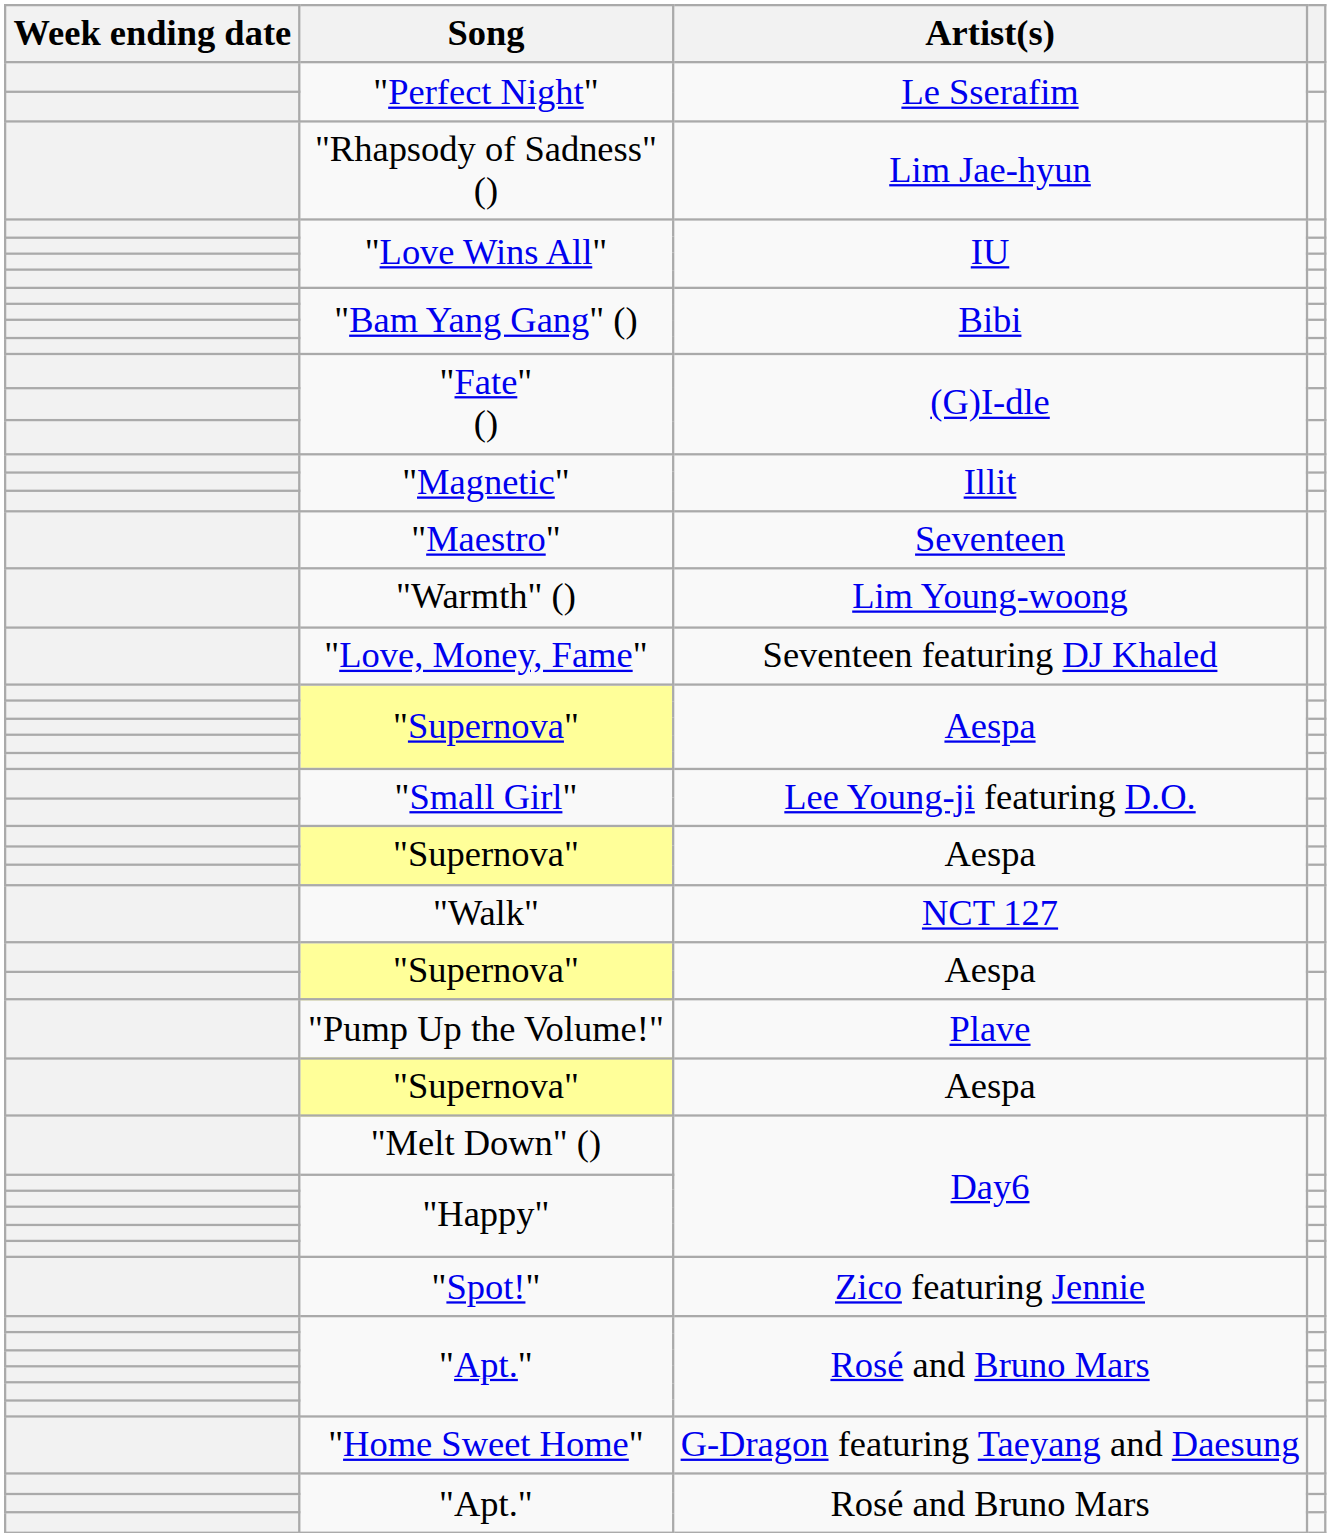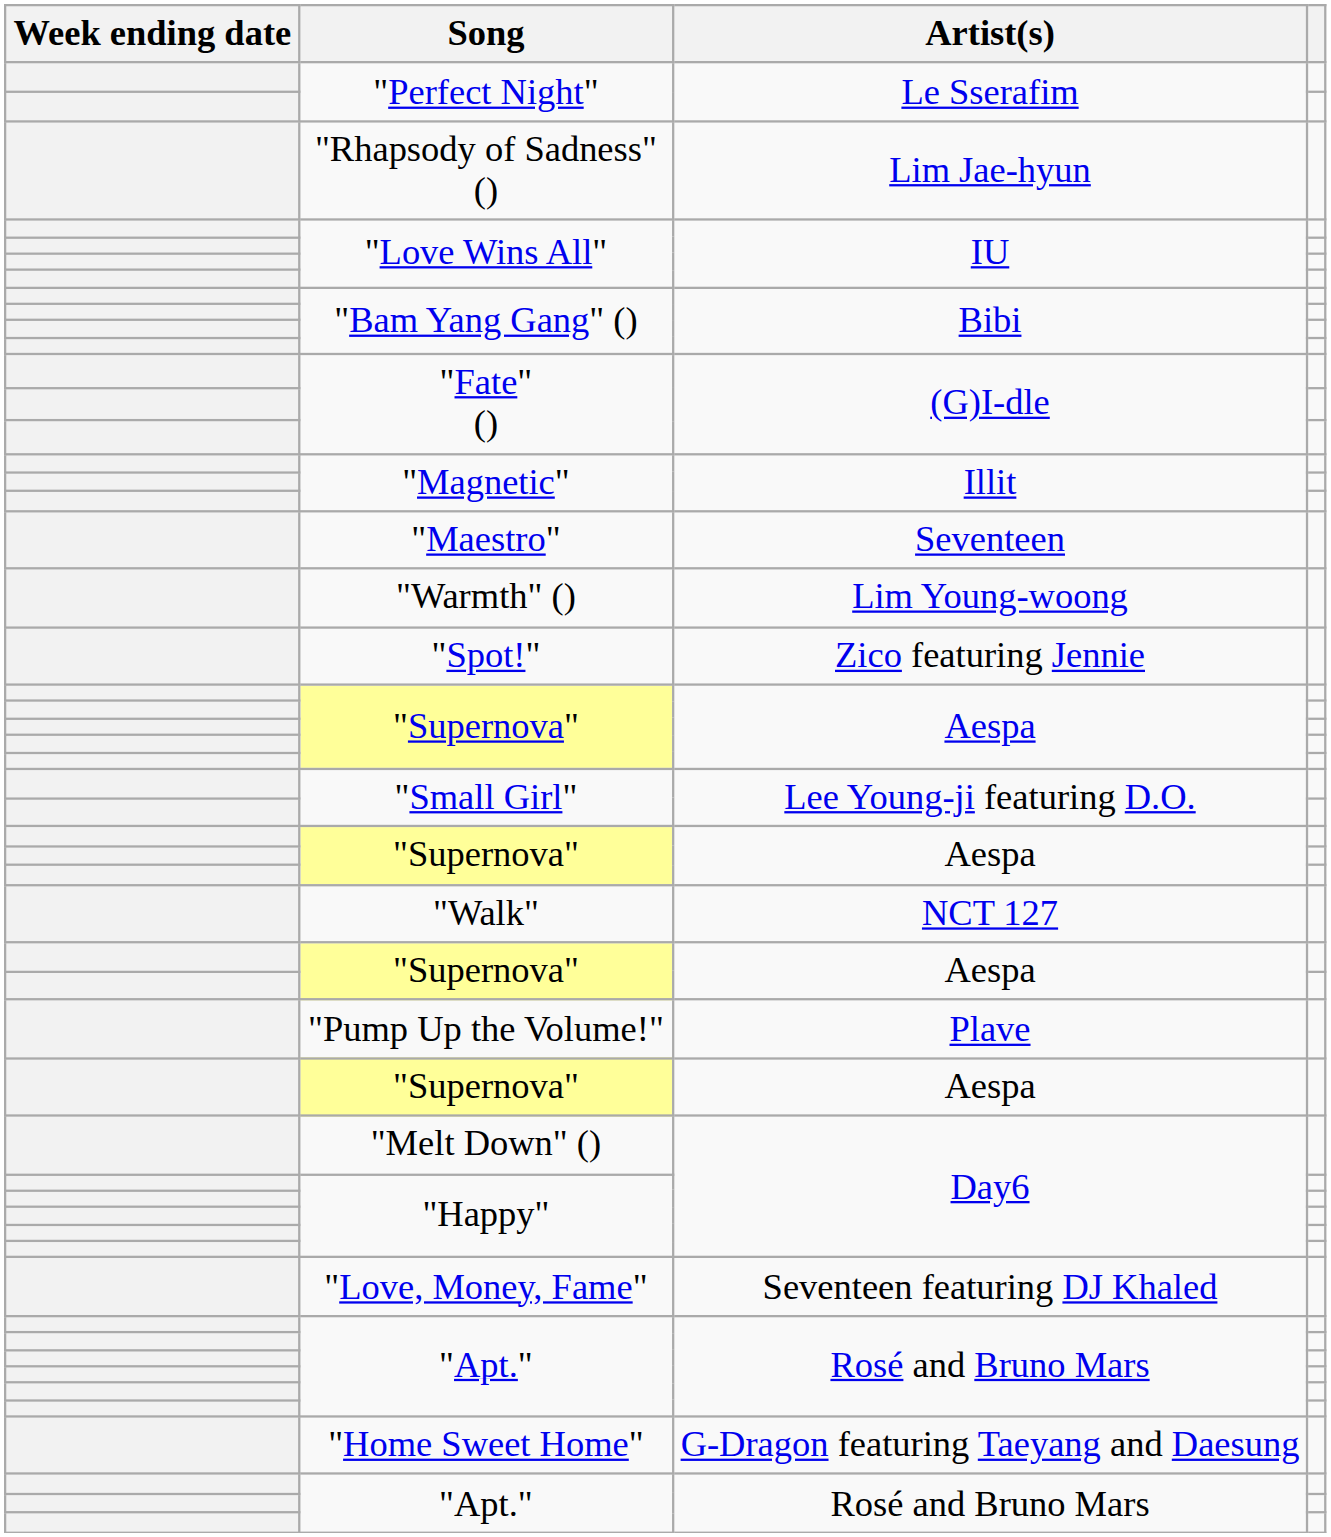rows swapped: (486, 1286) <-> (486, 655)
